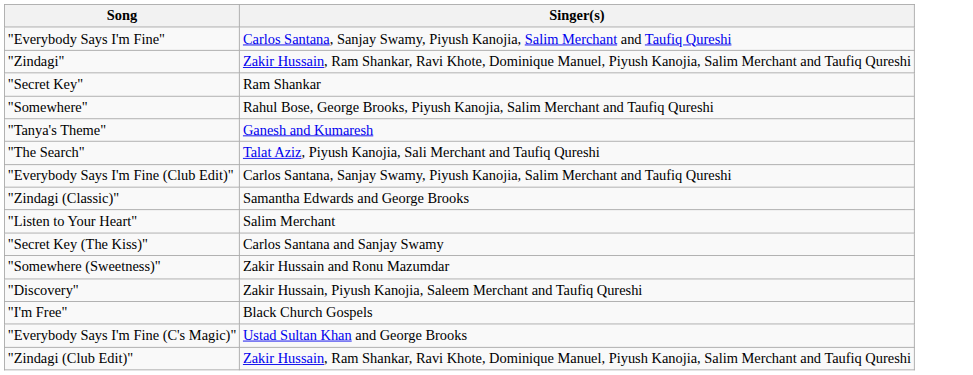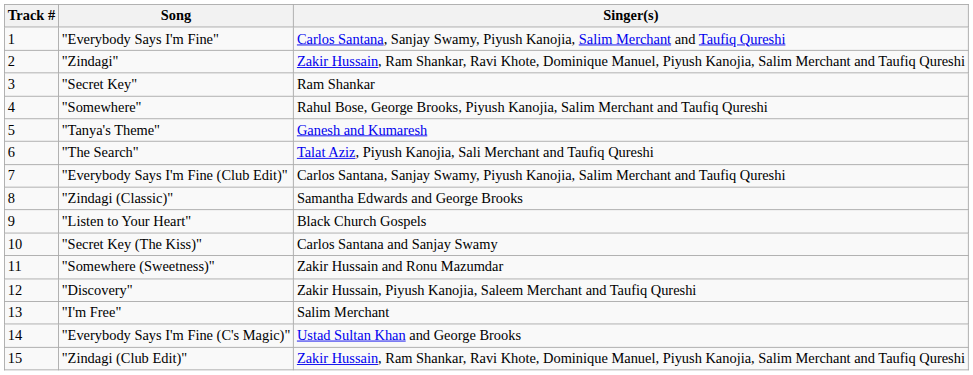+ column: (31, 15)
(289, 221) Salim Merchant -> (362, 221) Black Church Gospels
(308, 312) Black Church Gospels -> (343, 312) Salim Merchant
